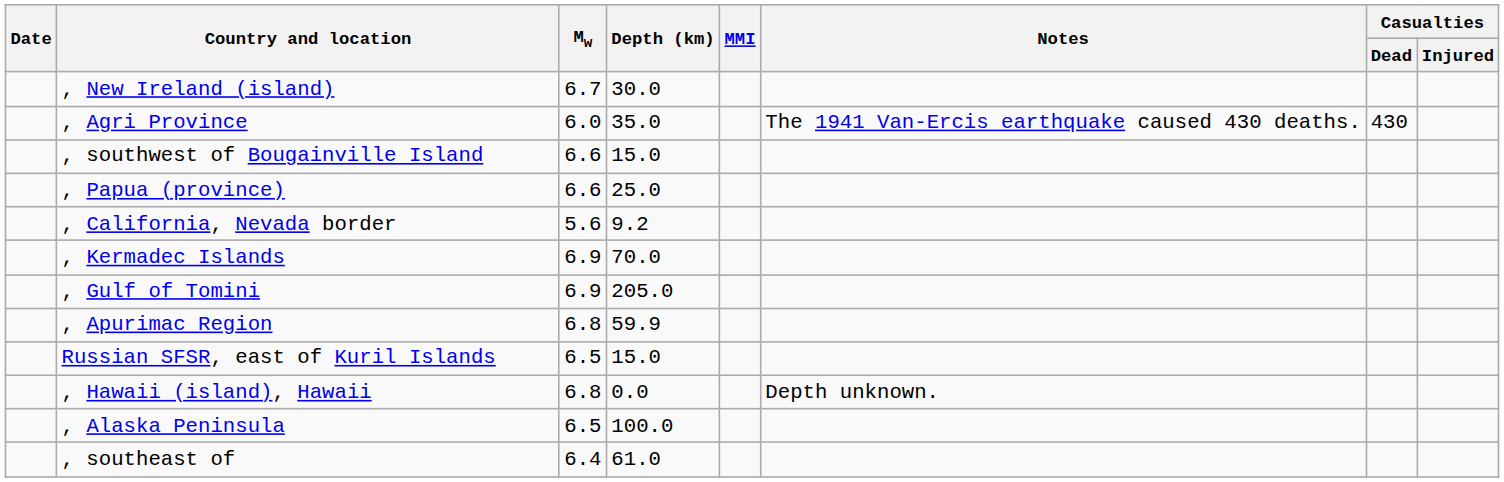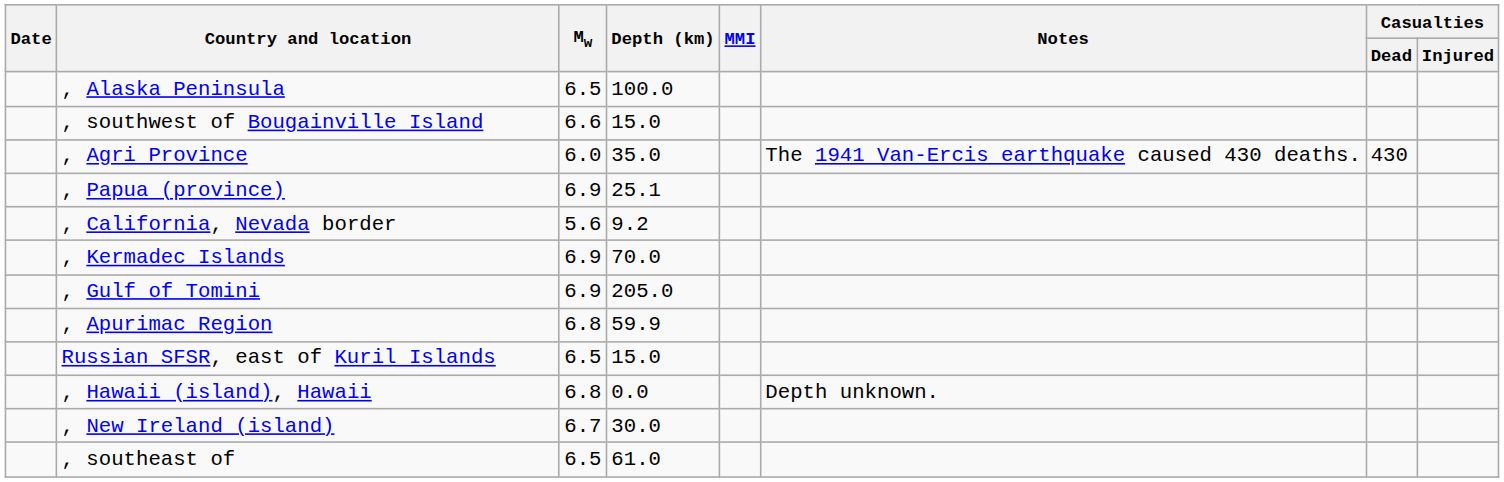rows swapped: (198, 89) <-> (173, 426)
rows swapped: (272, 156) <-> (155, 123)
(583, 190) 6.6 -> (583, 190) 6.9
(636, 190) 25.0 -> (636, 190) 25.1
(583, 460) 6.4 -> (583, 460) 6.5
